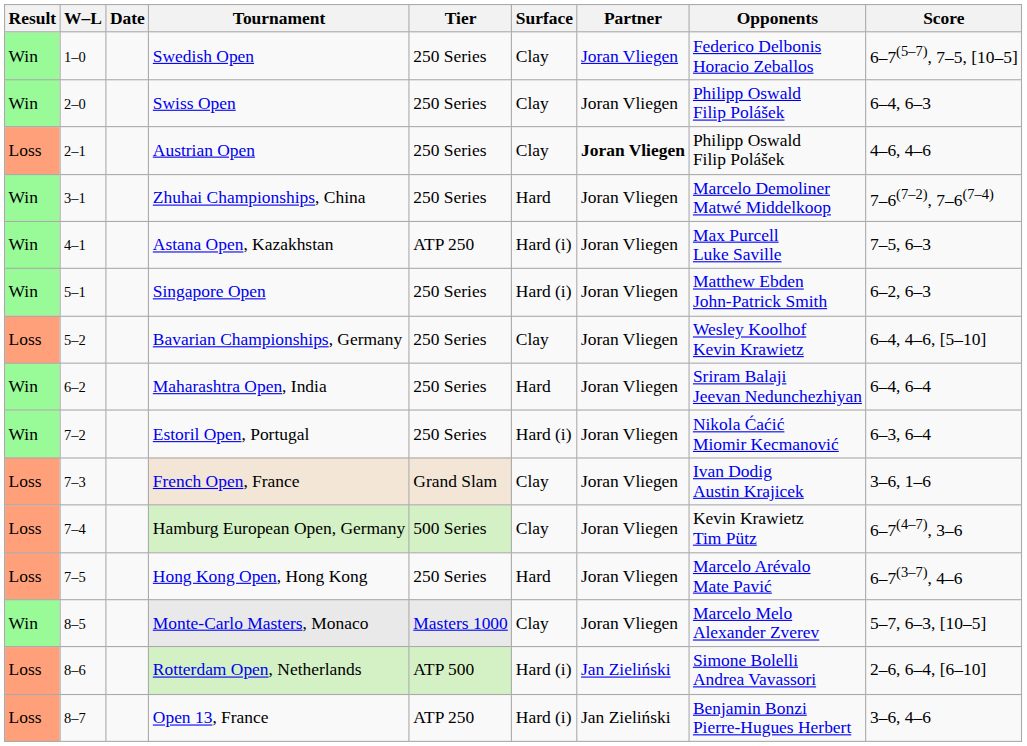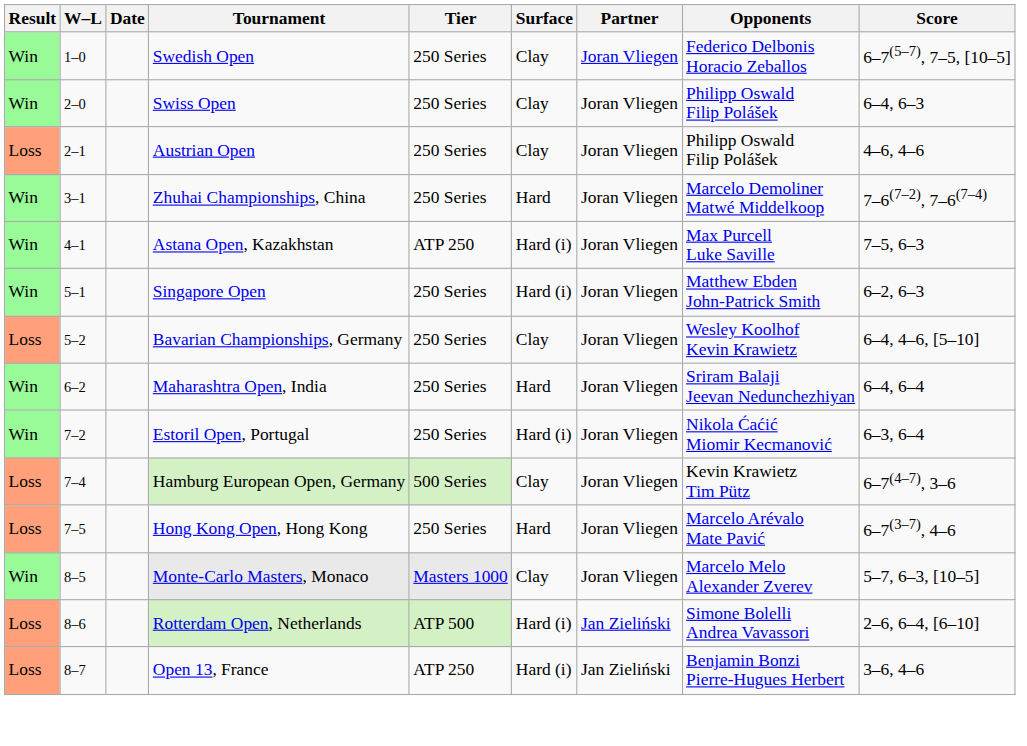(633, 150) bold -> (630, 150) normal
- row: (226, 481)
